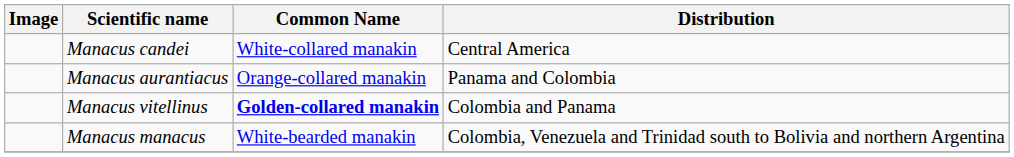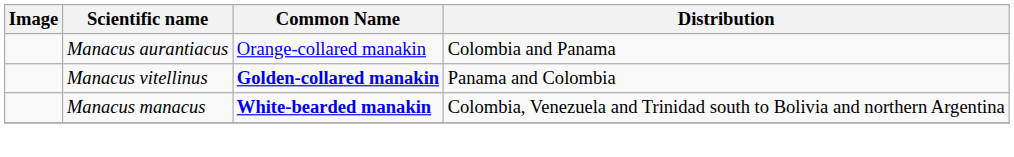- row: (128, 48)
(532, 78) Panama and Colombia -> (532, 48) Colombia and Panama
(532, 107) Colombia and Panama -> (532, 78) Panama and Colombia
(326, 136) normal -> (334, 107) bold
